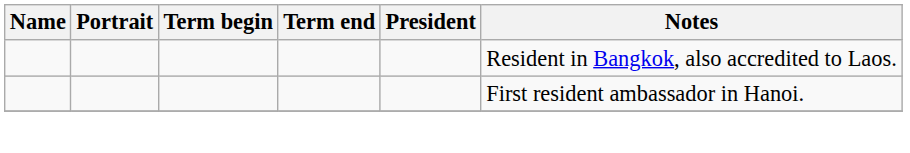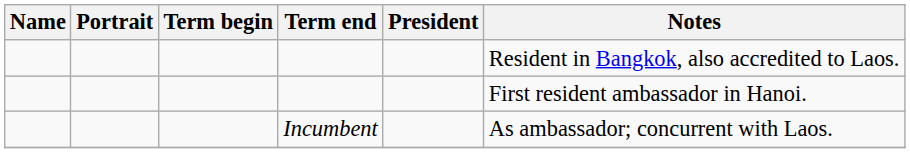+ row: (38, 129)
